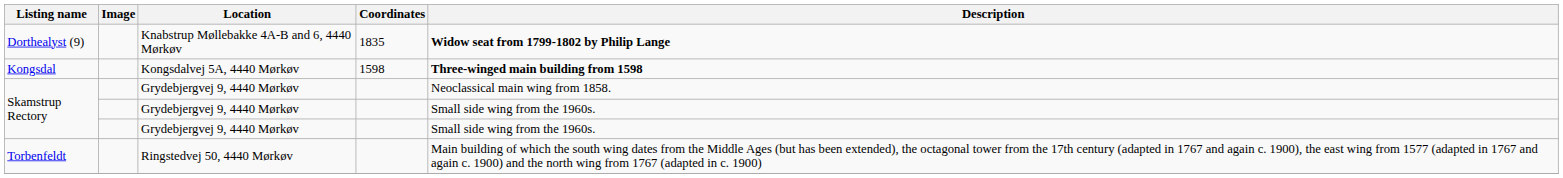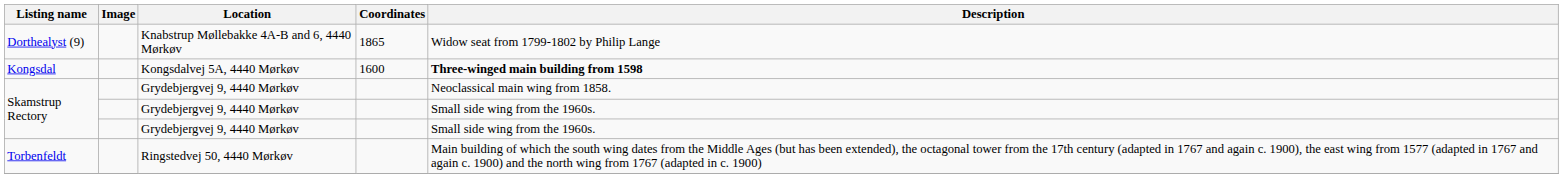(372, 41) 1835 -> (372, 41) 1865
(551, 41) bold -> (546, 41) normal
(372, 68) 1598 -> (372, 68) 1600
